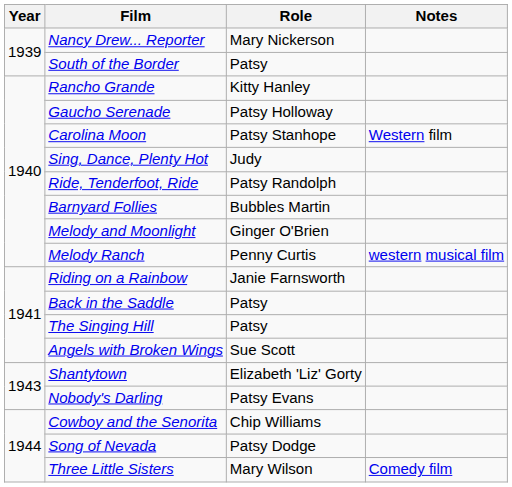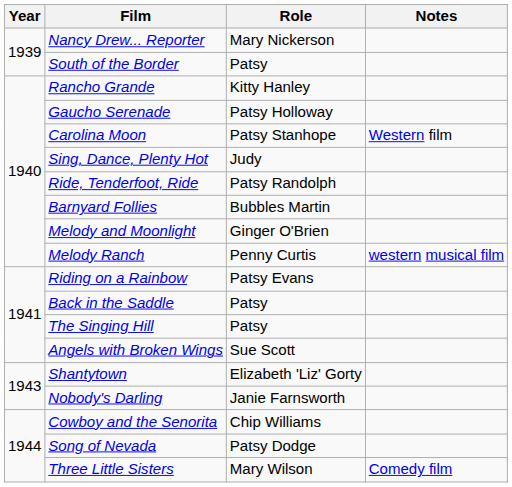(288, 278) Janie Farnsworth -> (272, 278) Patsy Evans
(272, 398) Patsy Evans -> (288, 398) Janie Farnsworth
